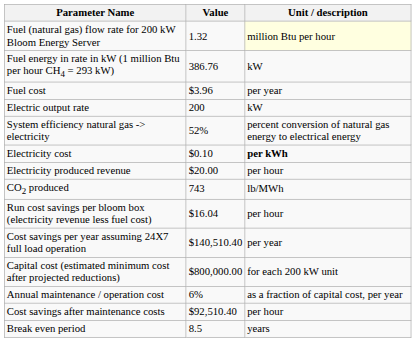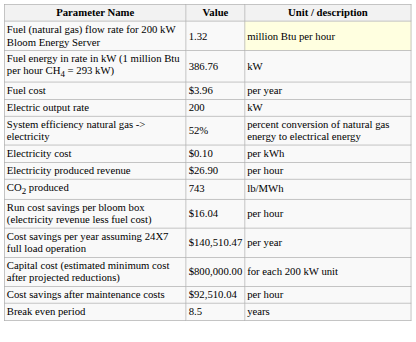(267, 153) bold -> (266, 153) normal
(203, 170) $20.00 -> (203, 170) $26.90
(215, 242) $140,510.40 -> (215, 242) $140,510.47
- row: (85, 294)
(213, 311) $92,510.40 -> (213, 294) $92,510.04
